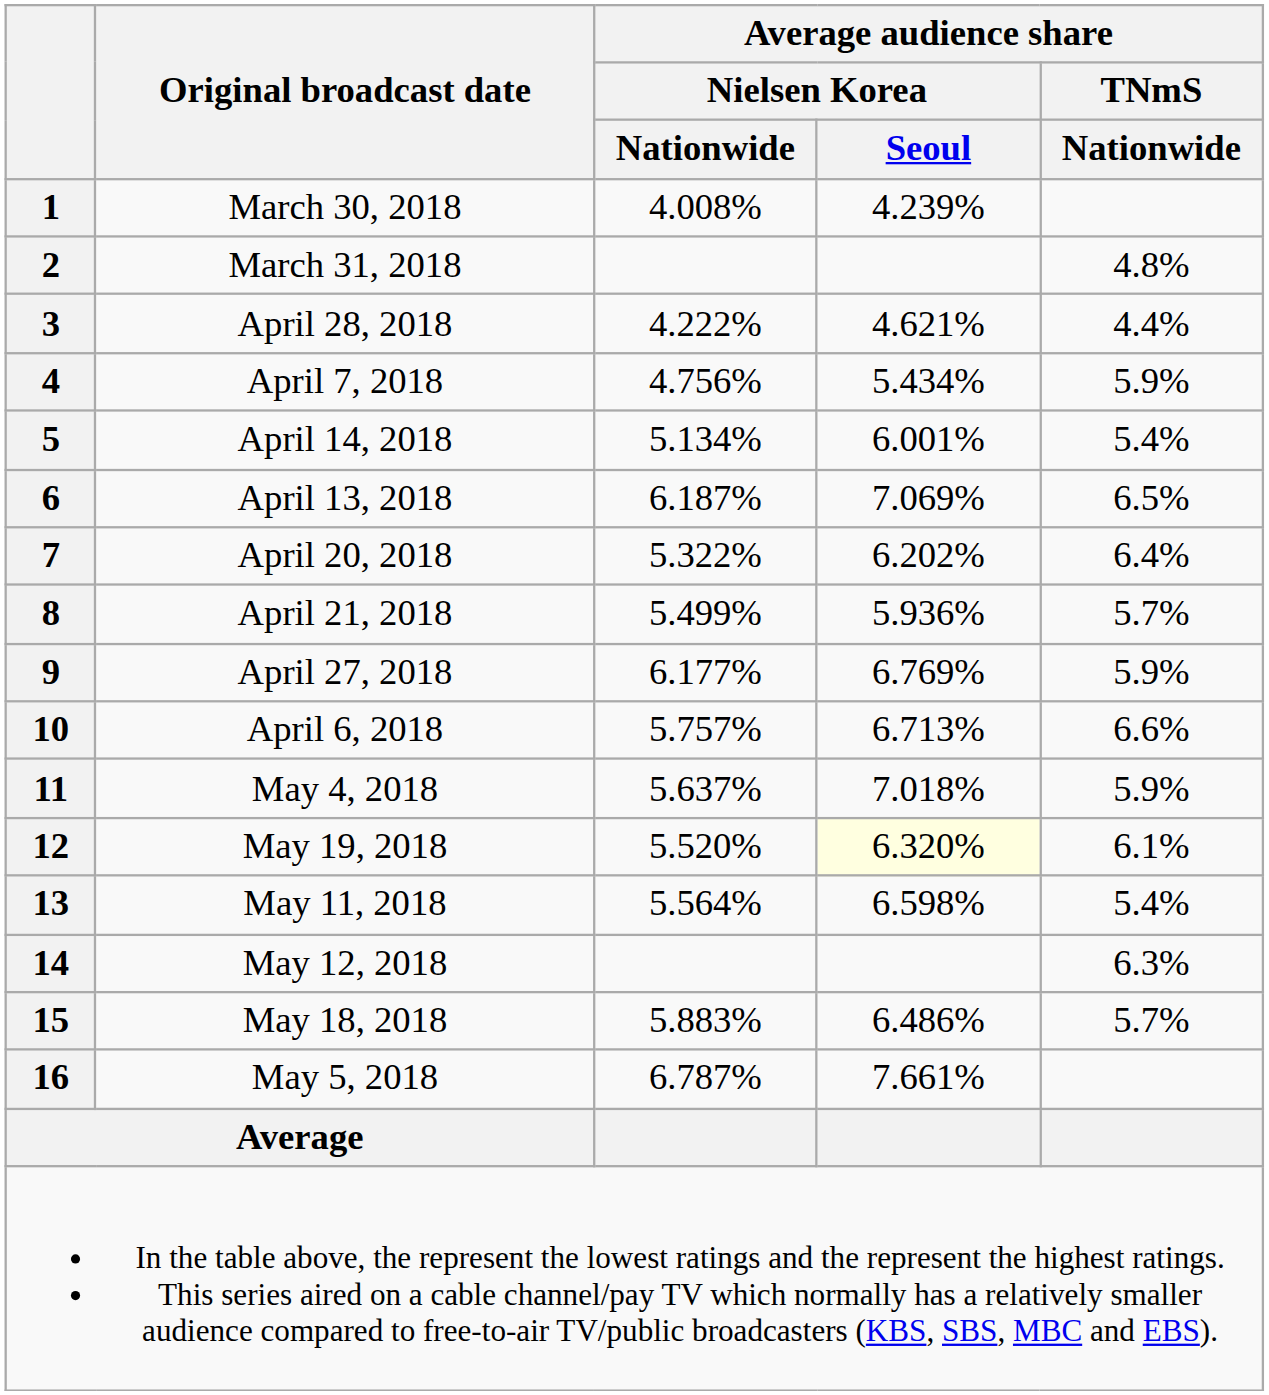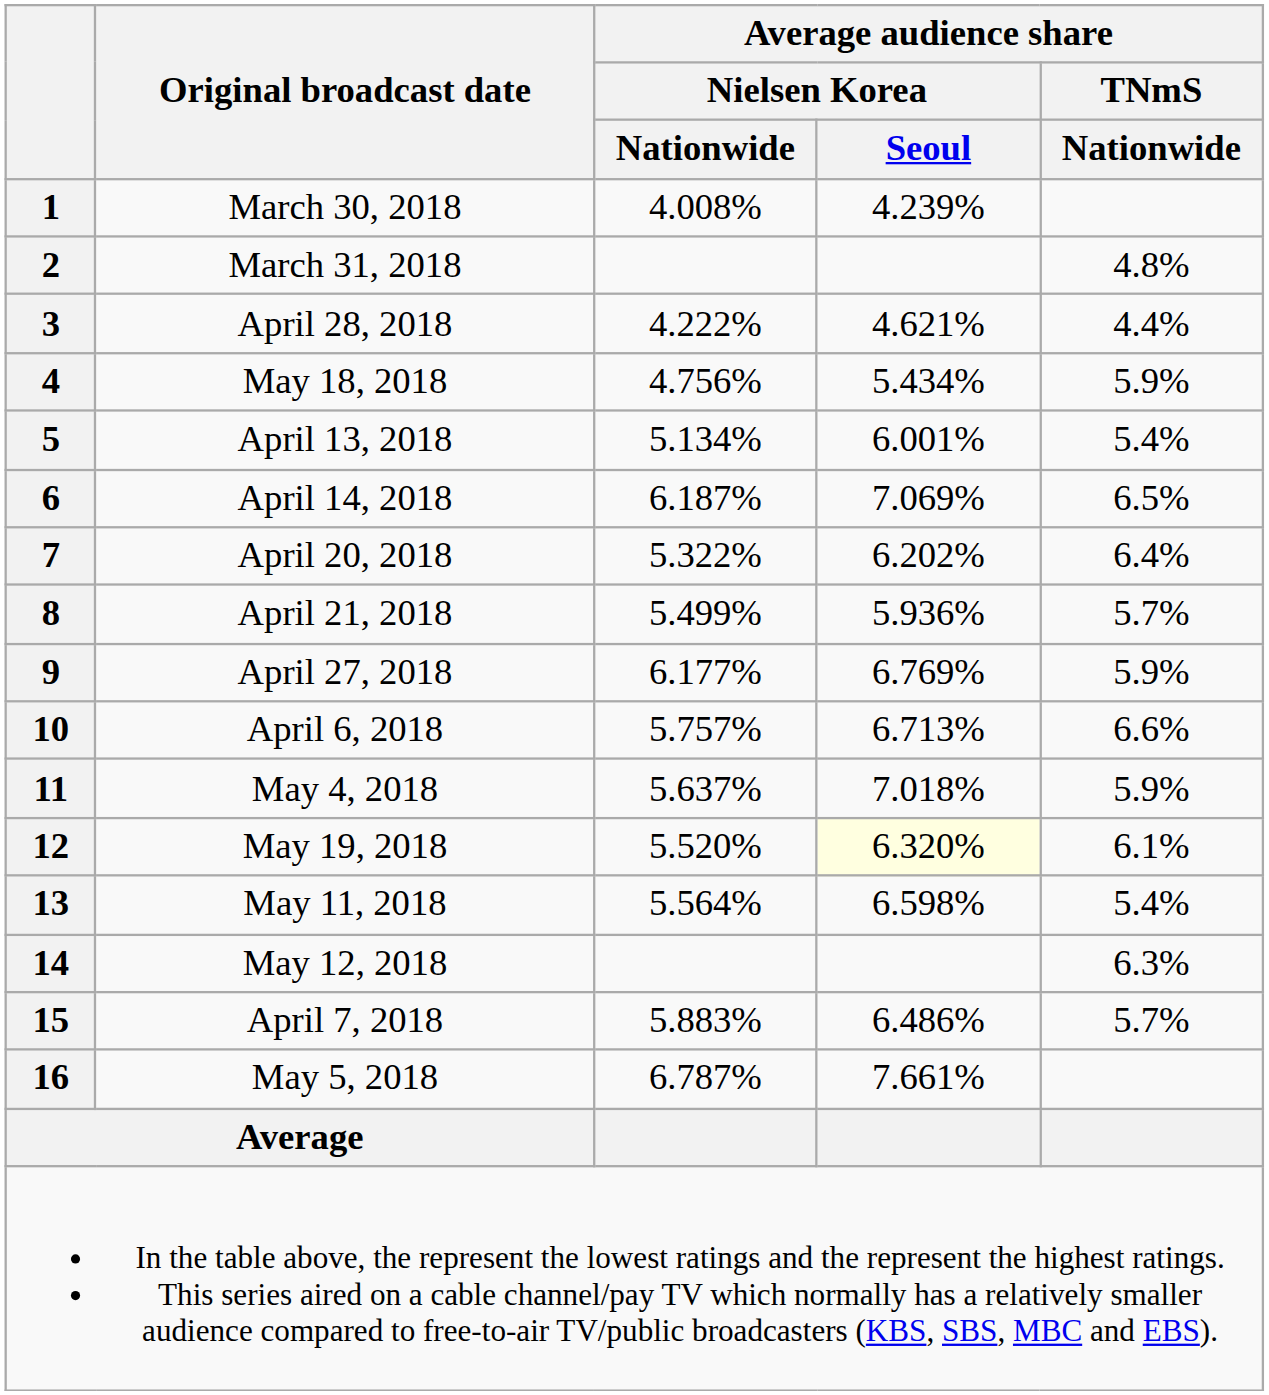(345, 381) April 7, 2018 -> (345, 381) May 18, 2018
(345, 439) April 14, 2018 -> (345, 439) April 13, 2018
(345, 497) April 13, 2018 -> (345, 497) April 14, 2018
(345, 1020) May 18, 2018 -> (345, 1020) April 7, 2018
